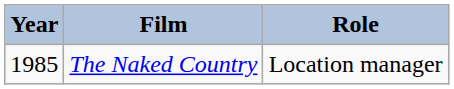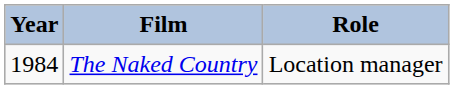(34, 64) 1985 -> (34, 64) 1984
